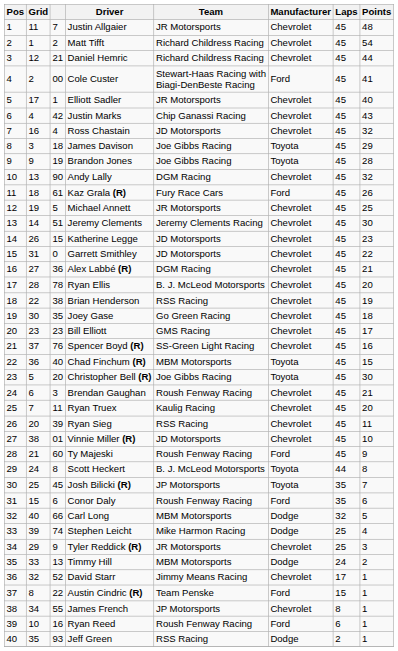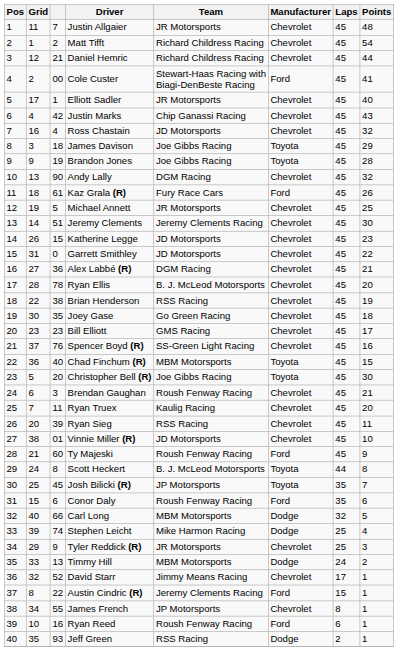(185, 592) Team Penske -> (209, 592) Jeremy Clements Racing
